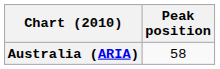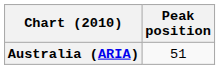(178, 54) 58 -> (178, 54) 51
